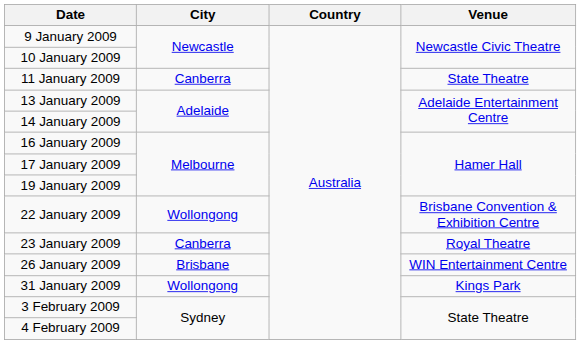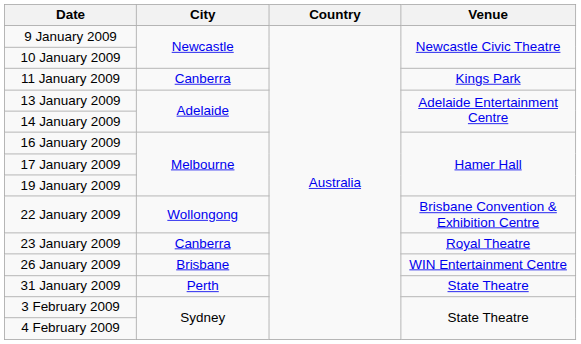(488, 79) State Theatre -> (488, 79) Kings Park
(203, 286) Wollongong -> (203, 286) Perth
(488, 286) Kings Park -> (488, 286) State Theatre
